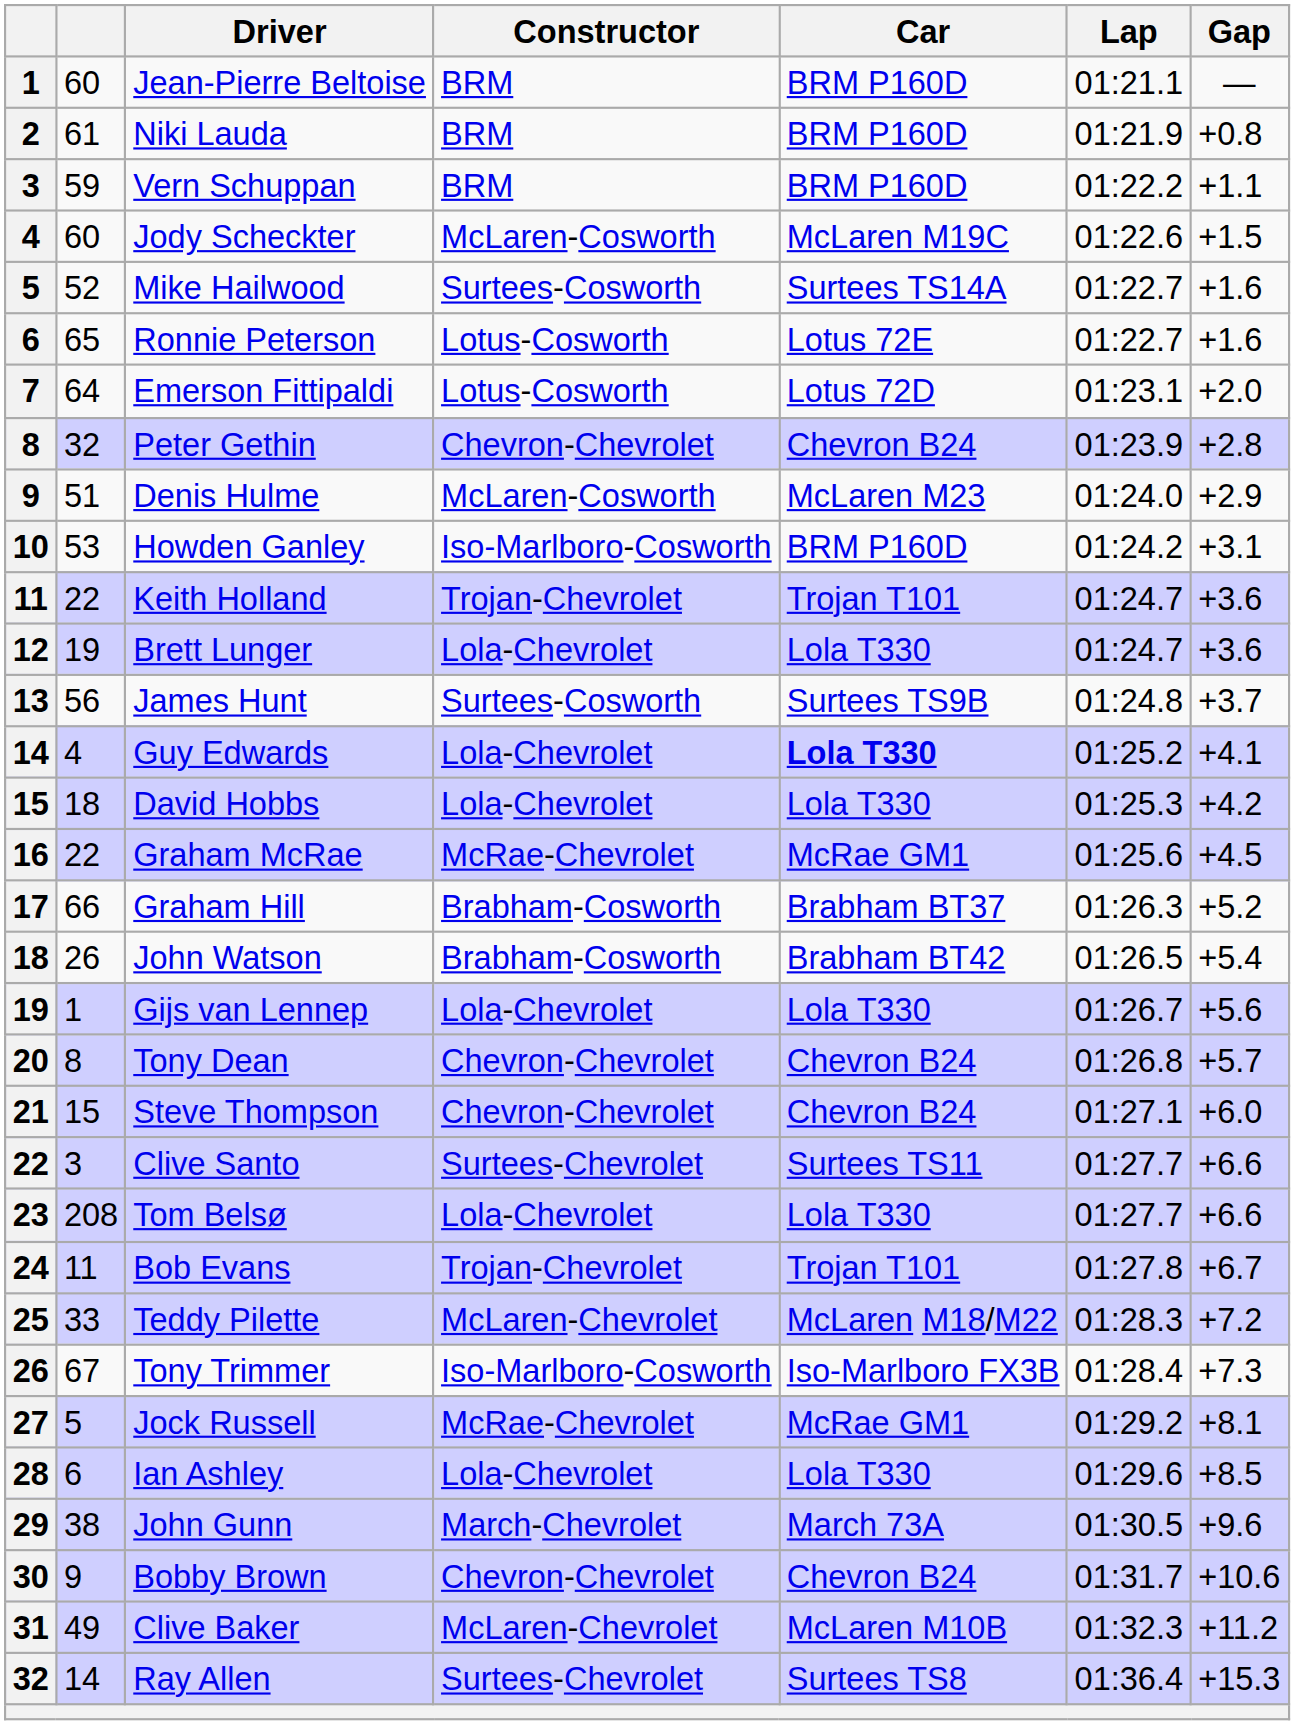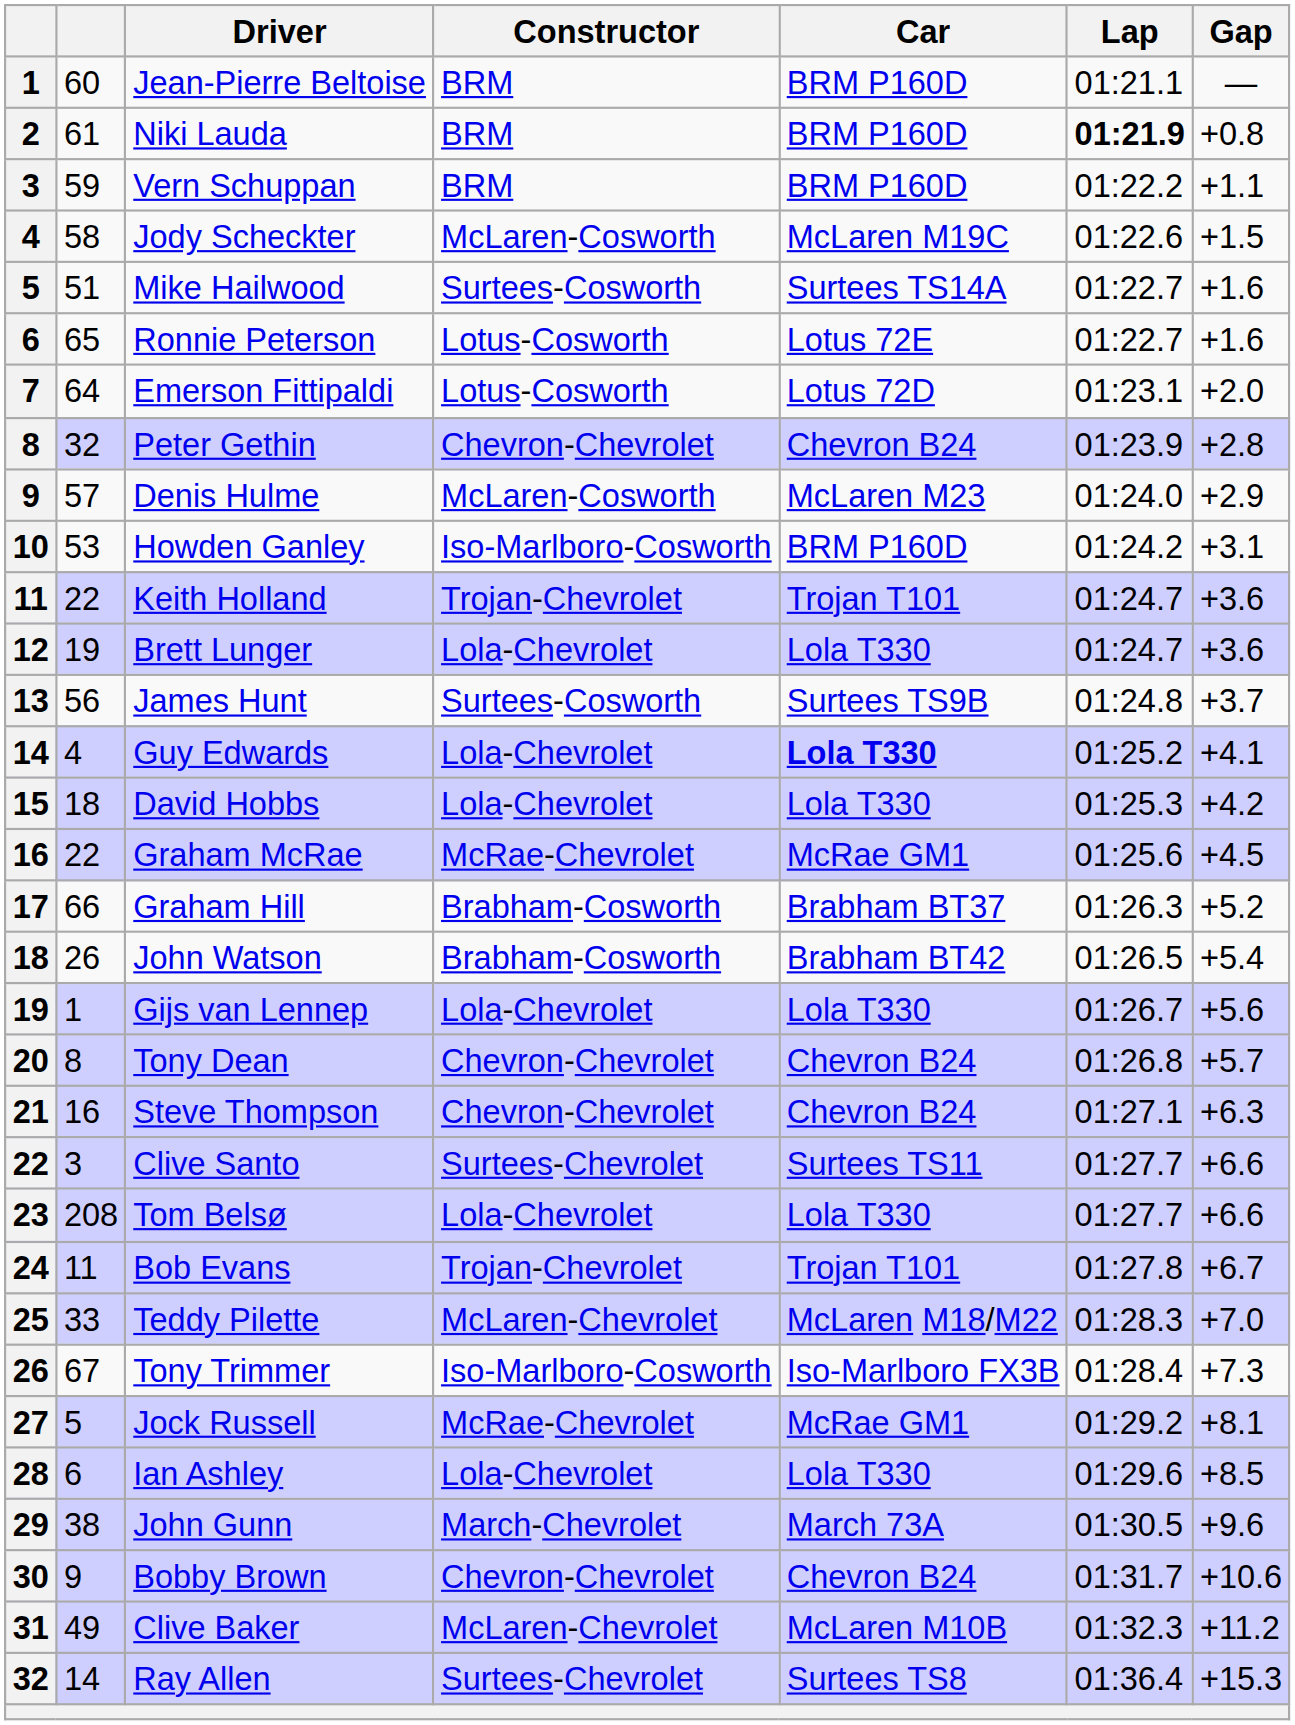(1129, 134) normal -> (1130, 134) bold
(82, 237) 60 -> (82, 237) 58
(82, 288) 52 -> (82, 288) 51
(82, 494) 51 -> (82, 494) 57
(82, 1112) 15 -> (82, 1112) 16
(1230, 1112) +6.0 -> (1232, 1112) +6.3
(1230, 1318) +7.2 -> (1232, 1318) +7.0
